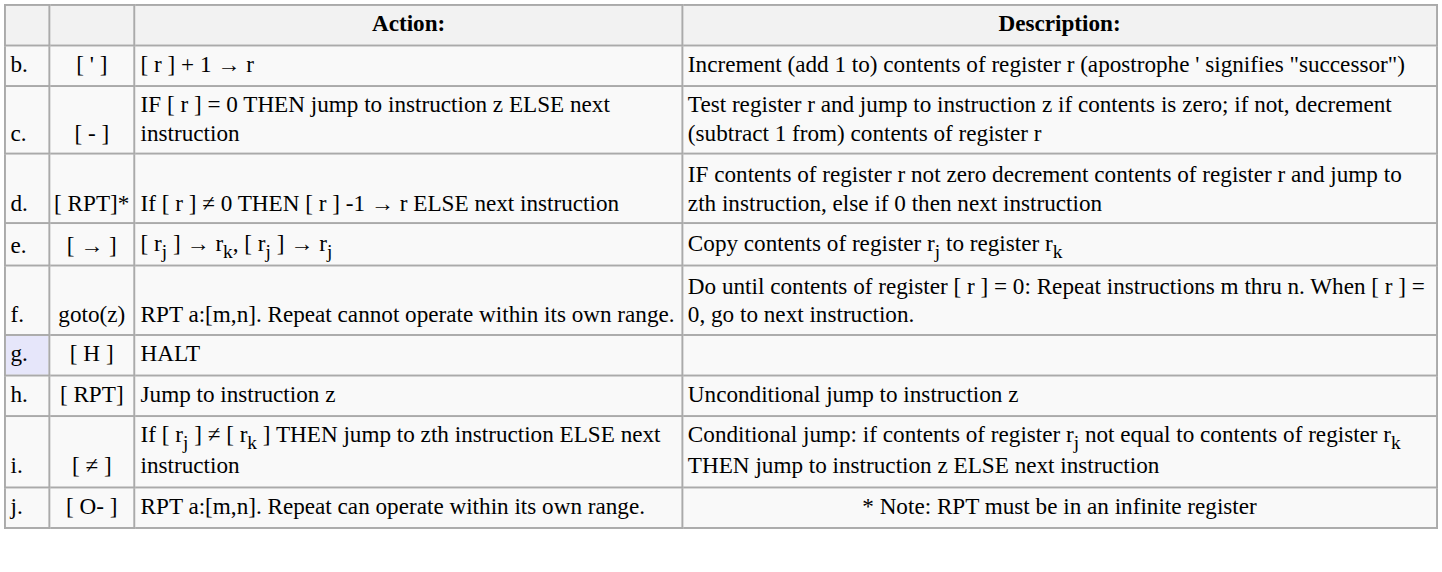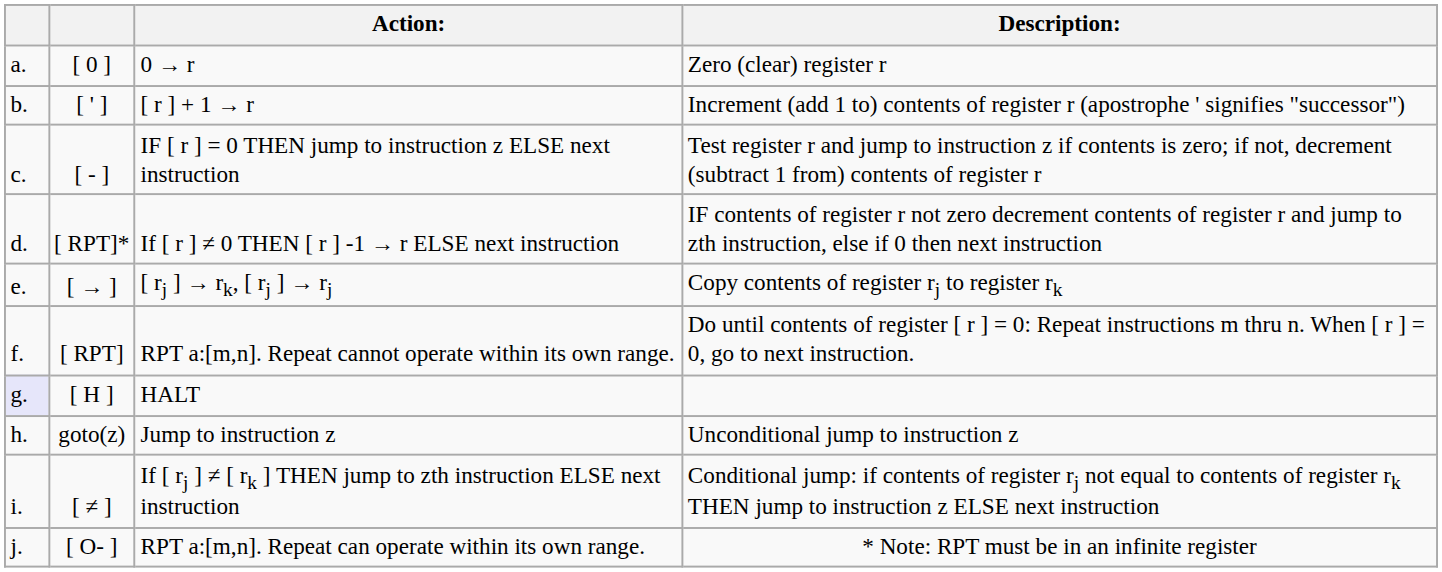+ row: (168, 64)
(92, 314) goto(z) -> (92, 354) [ RPT]
(92, 394) [ RPT] -> (92, 434) goto(z)
